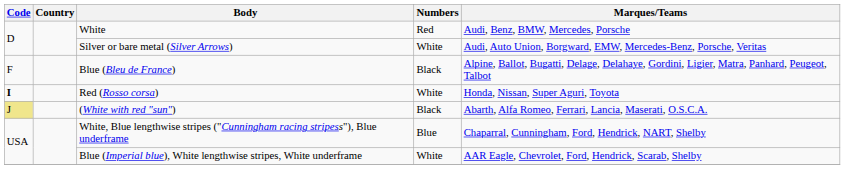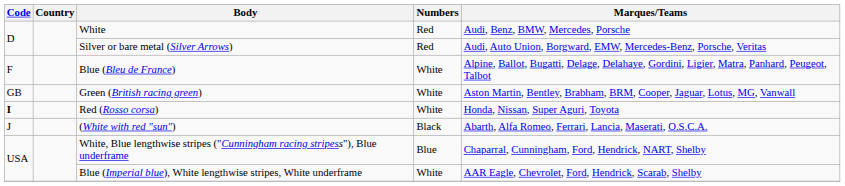(430, 47) White -> (425, 47) Red
(429, 70) Black -> (430, 70) White
+ row: (141, 93)
(9, 110) khaki background -> (9, 127) no background
